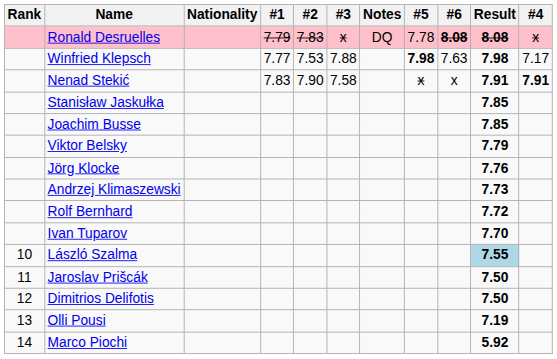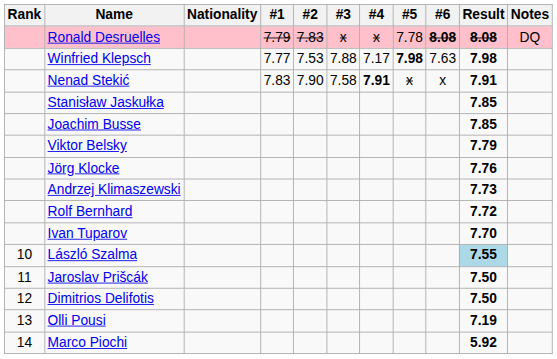columns swapped: (536, 15) <-> (382, 15)
